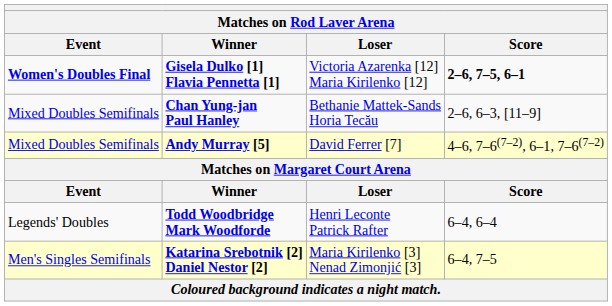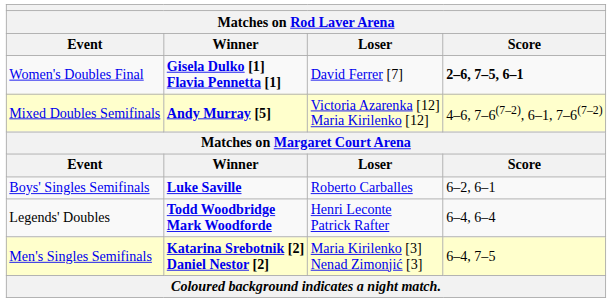(79, 74) bold -> (77, 74) normal
(374, 74) Victoria Azarenka [12] Maria Kirilenko [12] -> (357, 74) David Ferrer [7]
- row: (211, 112)
(355, 145) David Ferrer [7] -> (375, 112) Victoria Azarenka [12] Maria Kirilenko [12]
+ row: (204, 187)
